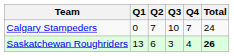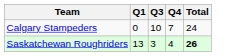- column: (157, 12)
